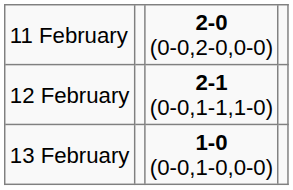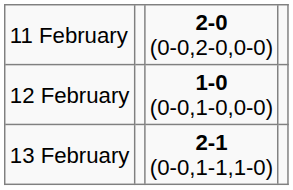(211, 95) 2-1 (0-0,1-1,1-0) -> (211, 95) 1-0 (0-0,1-0,0-0)
(211, 154) 1-0 (0-0,1-0,0-0) -> (211, 154) 2-1 (0-0,1-1,1-0)
